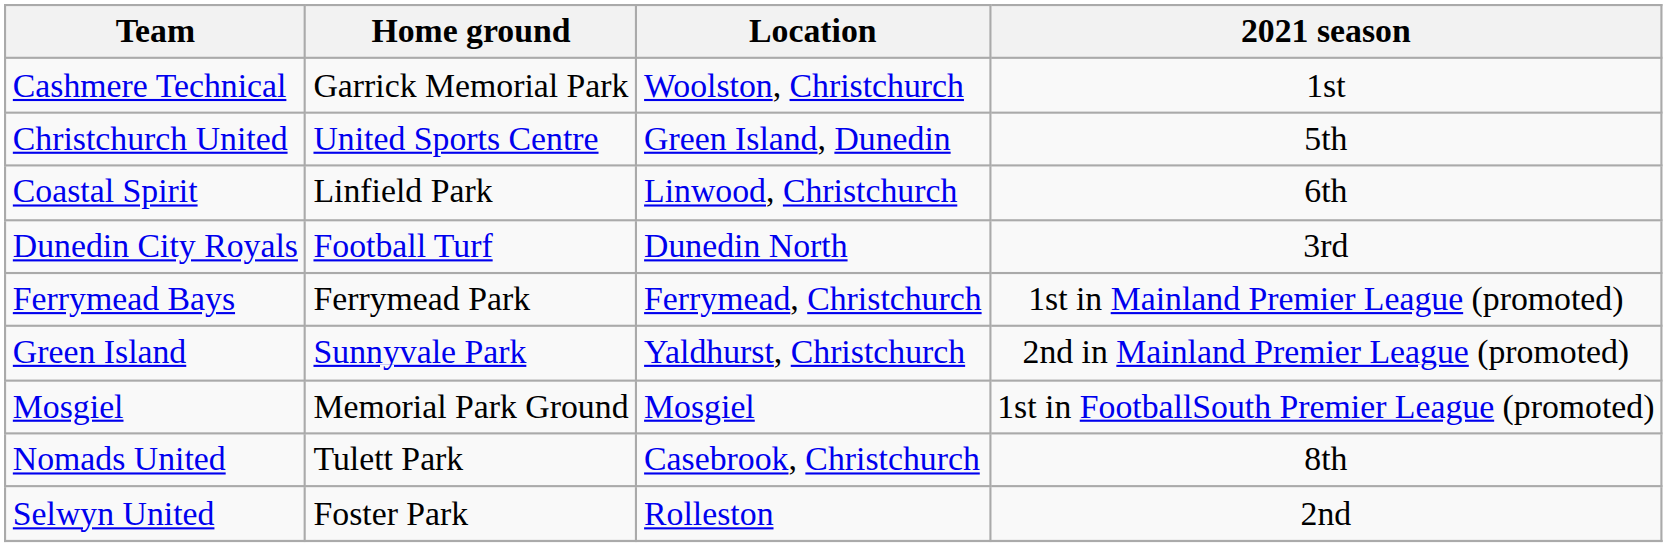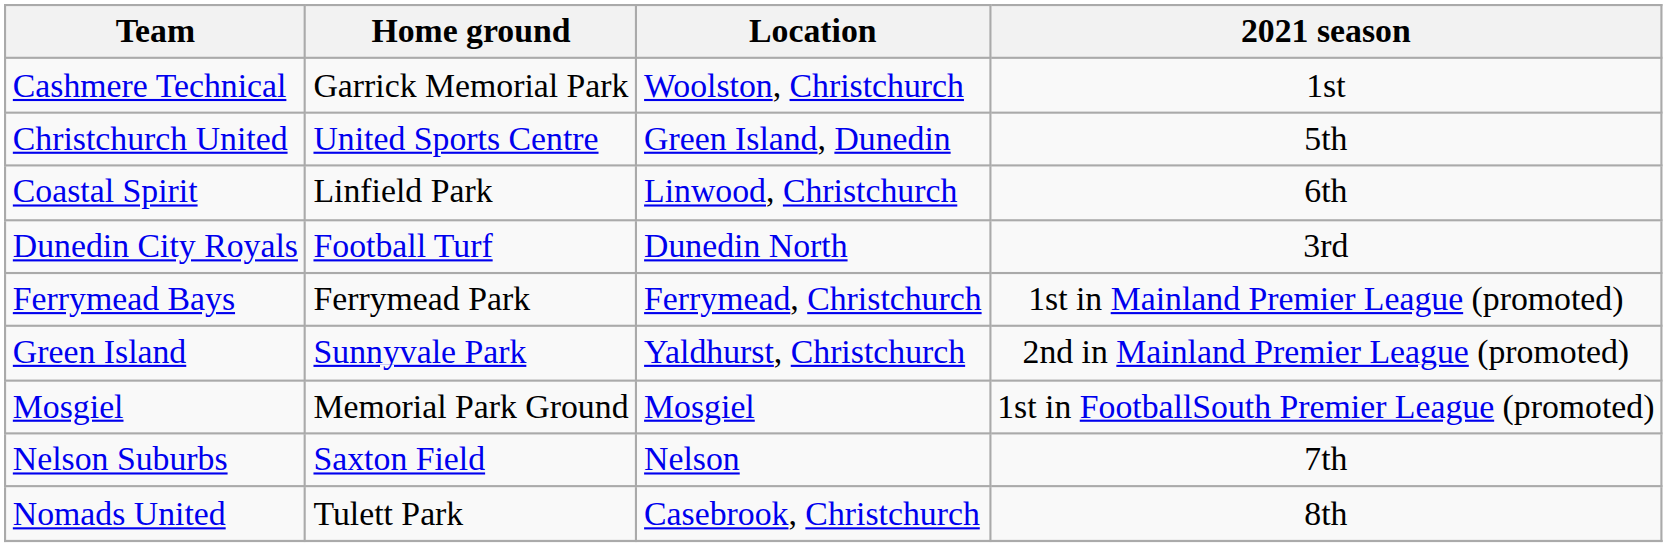+ row: (120, 459)
- row: (114, 513)
